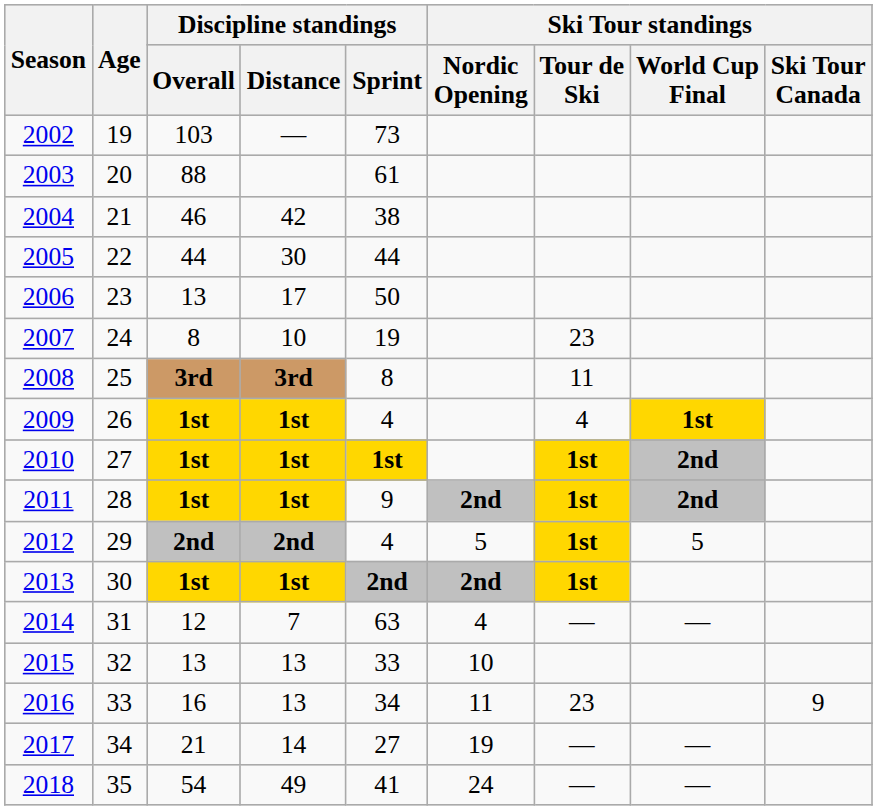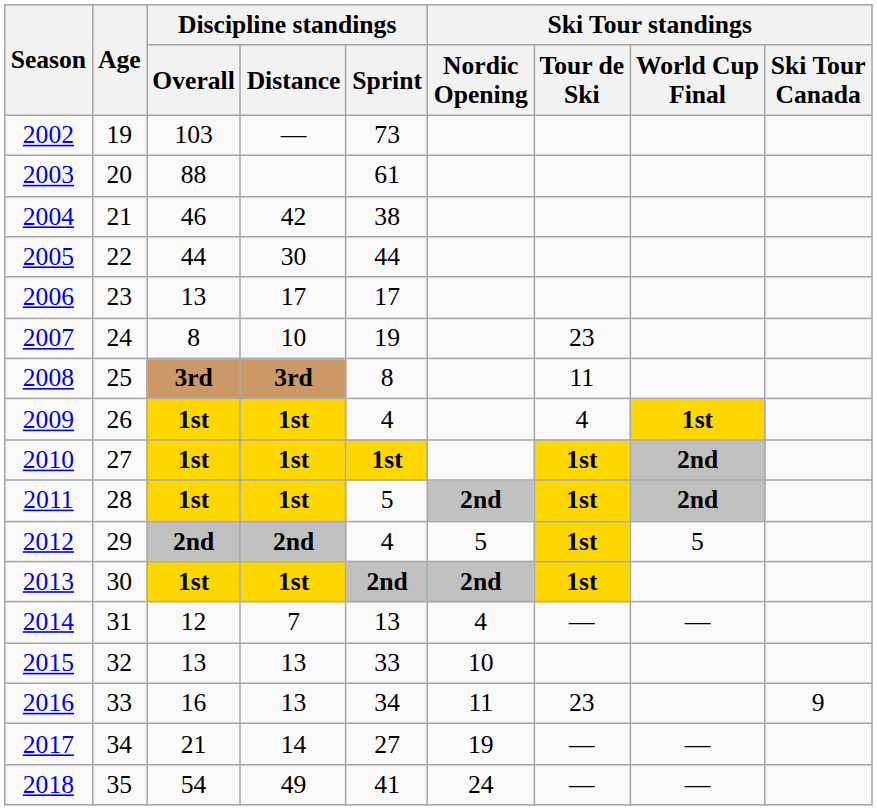(387, 297) 50 -> (387, 297) 17
(387, 500) 9 -> (387, 500) 5
(387, 622) 63 -> (387, 622) 13
